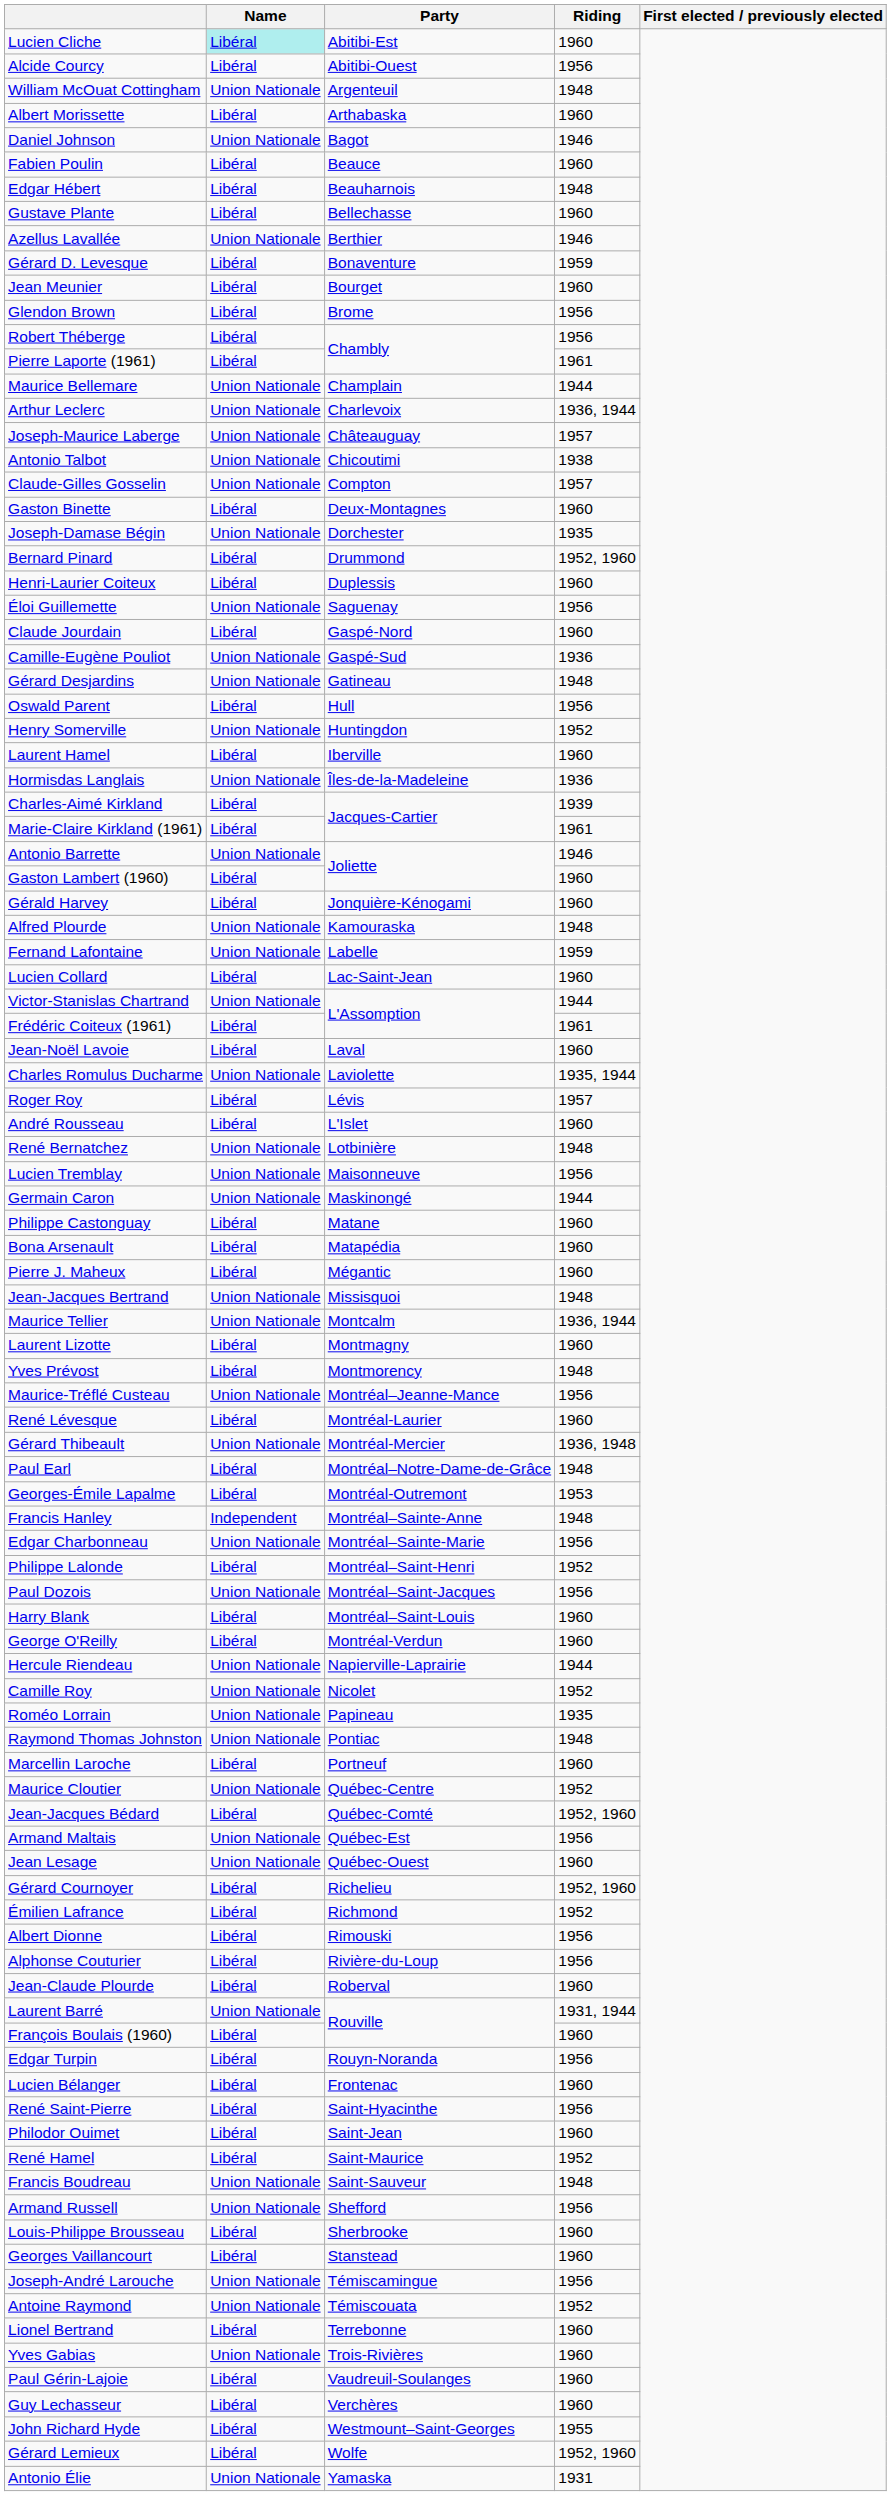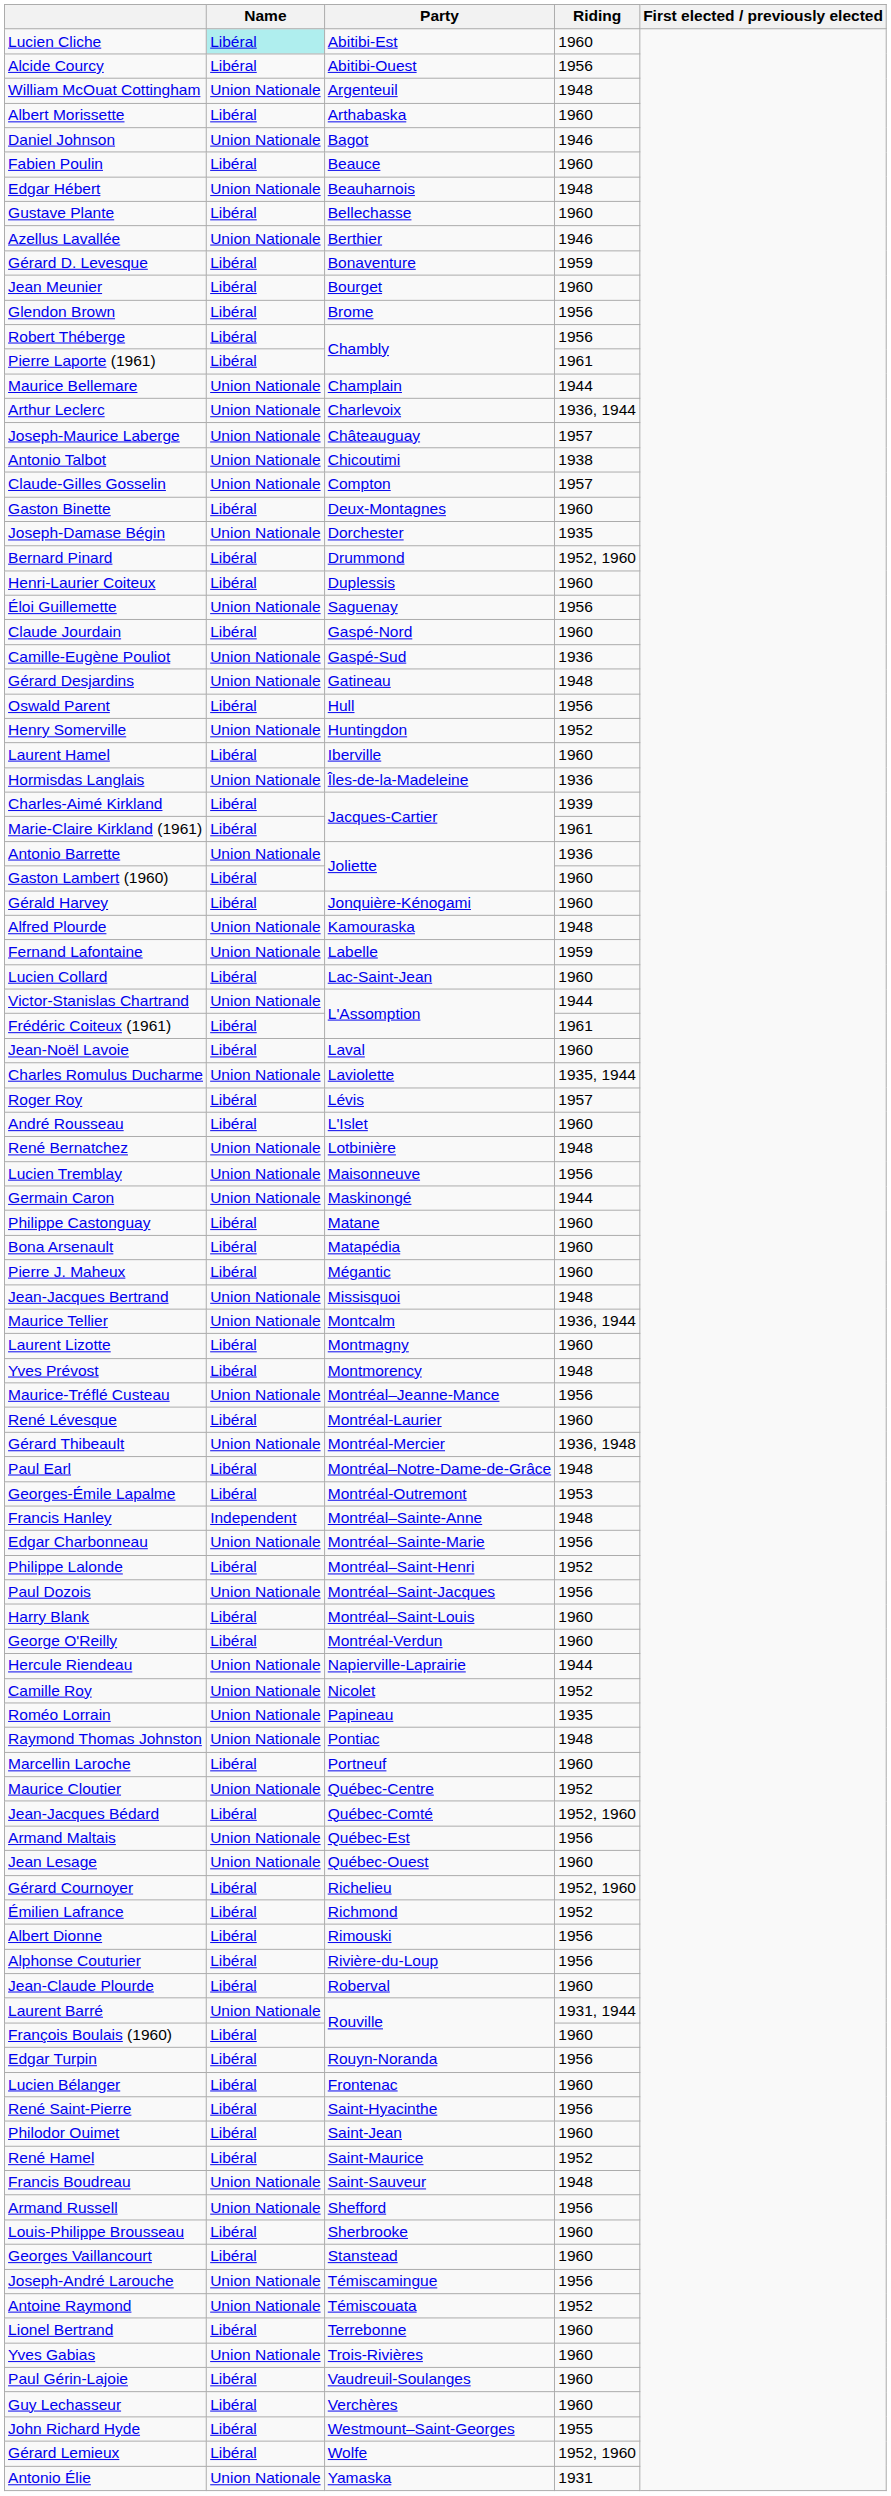(233, 189) Libéral -> (265, 189) Union Nationale
(576, 853) 1946 -> (576, 853) 1936
